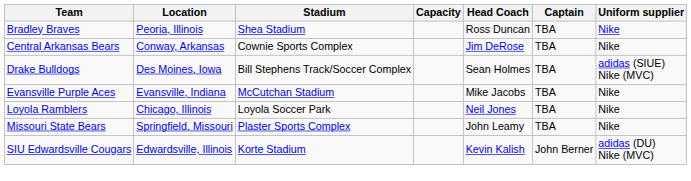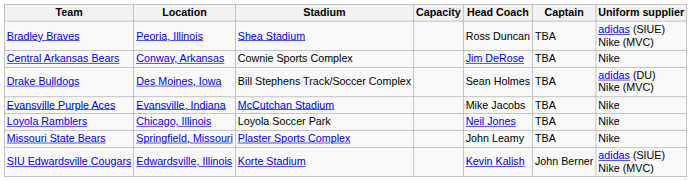(609, 30) Nike -> (632, 36) adidas (SIUE) Nike (MVC)
(632, 70) adidas (SIUE) Nike (MVC) -> (627, 82) adidas (DU) Nike (MVC)
(627, 150) adidas (DU) Nike (MVC) -> (632, 162) adidas (SIUE) Nike (MVC)
